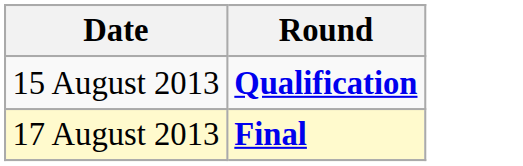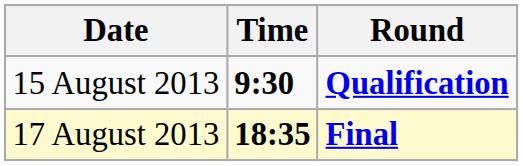+ column: (272, 30)
